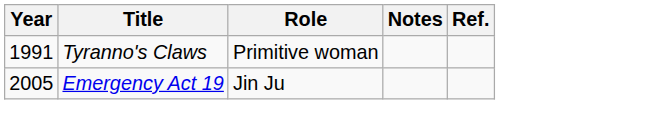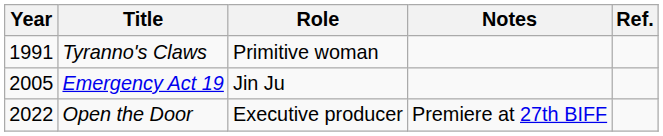+ row: (128, 114)
